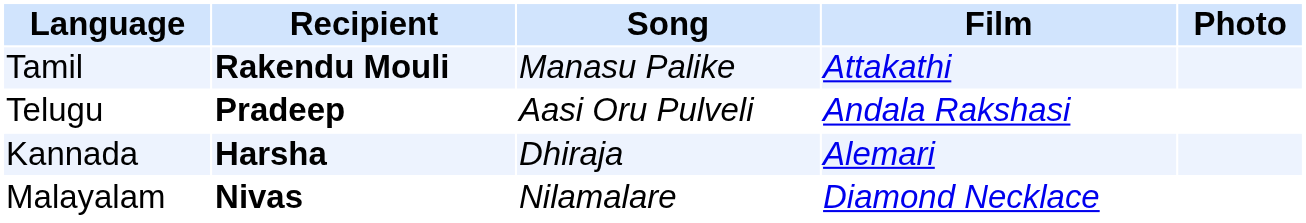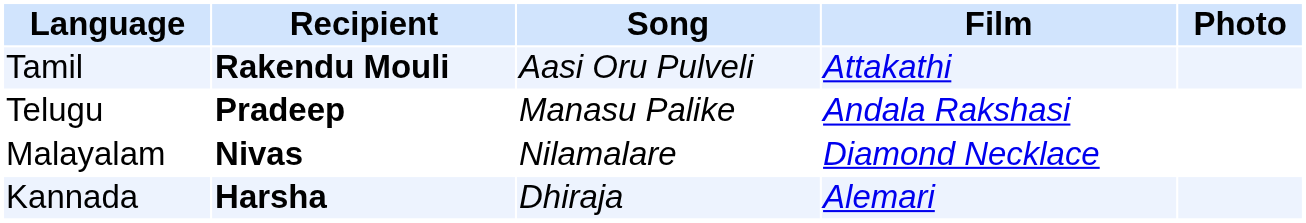(627, 67) Manasu Palike -> (636, 67) Aasi Oru Pulveli
(636, 110) Aasi Oru Pulveli -> (627, 110) Manasu Palike
rows swapped: (72, 153) <-> (86, 197)
